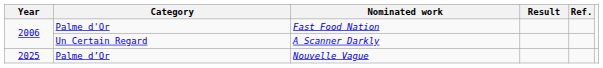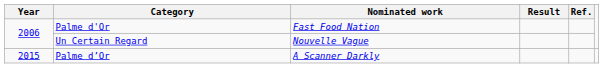(336, 41) A Scanner Darkly -> (331, 41) Nouvelle Vague
(29, 56) 2025 -> (29, 56) 2015
(331, 56) Nouvelle Vague -> (336, 56) A Scanner Darkly
